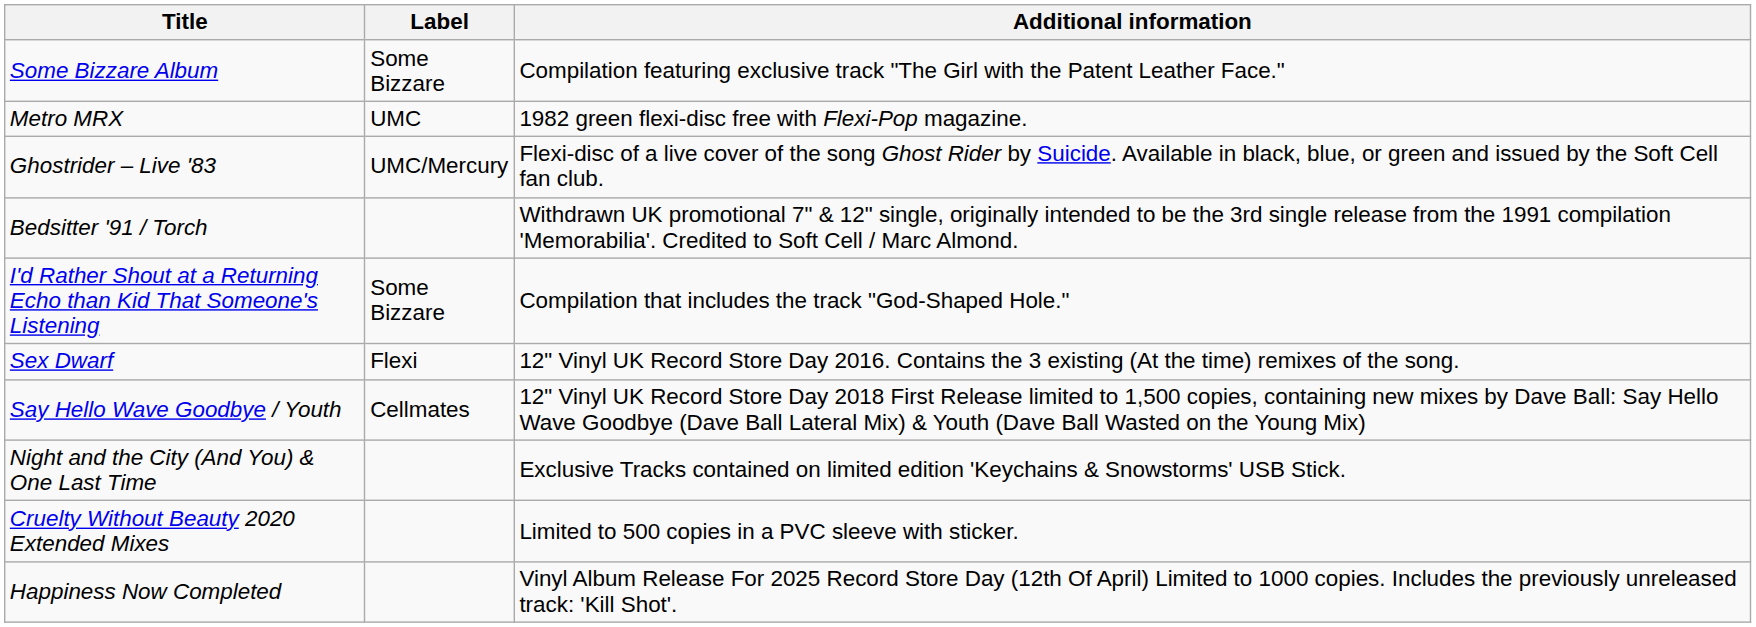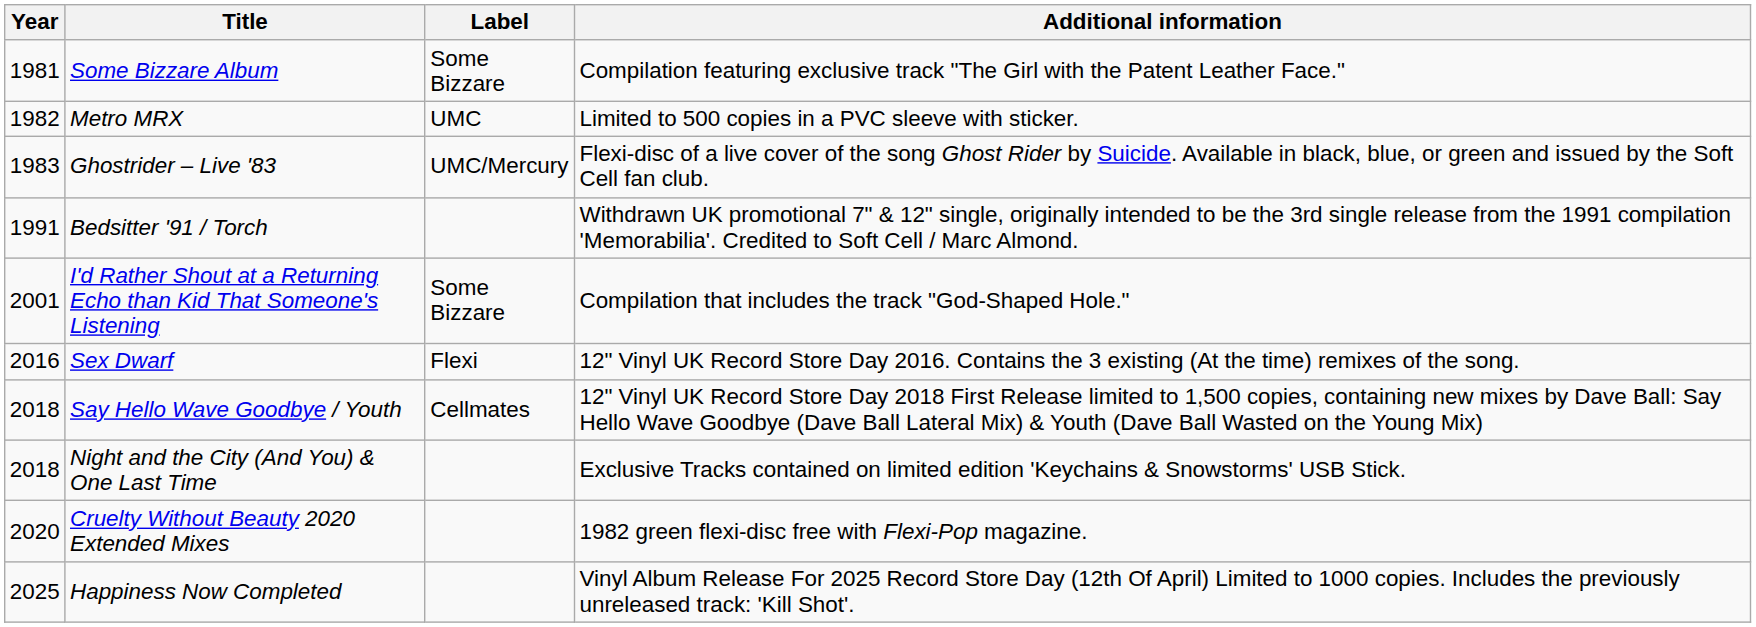+ column: (35, 22)
(773, 118) 1982 green flexi-disc free with Flexi-Pop magazine. -> (829, 118) Limited to 500 copies in a PVC sleeve with sticker.
(769, 530) Limited to 500 copies in a PVC sleeve with sticker. -> (833, 530) 1982 green flexi-disc free with Flexi-Pop magazine.
